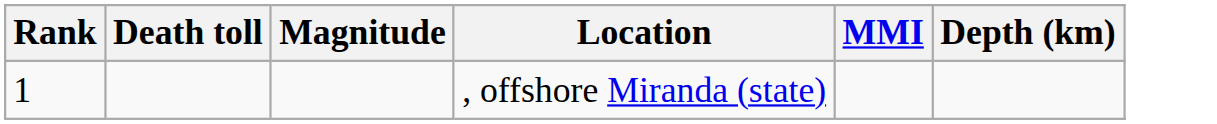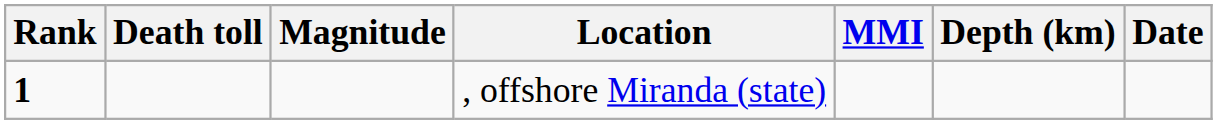+ column: (1168, 32)
(22, 89) normal -> (22, 89) bold
